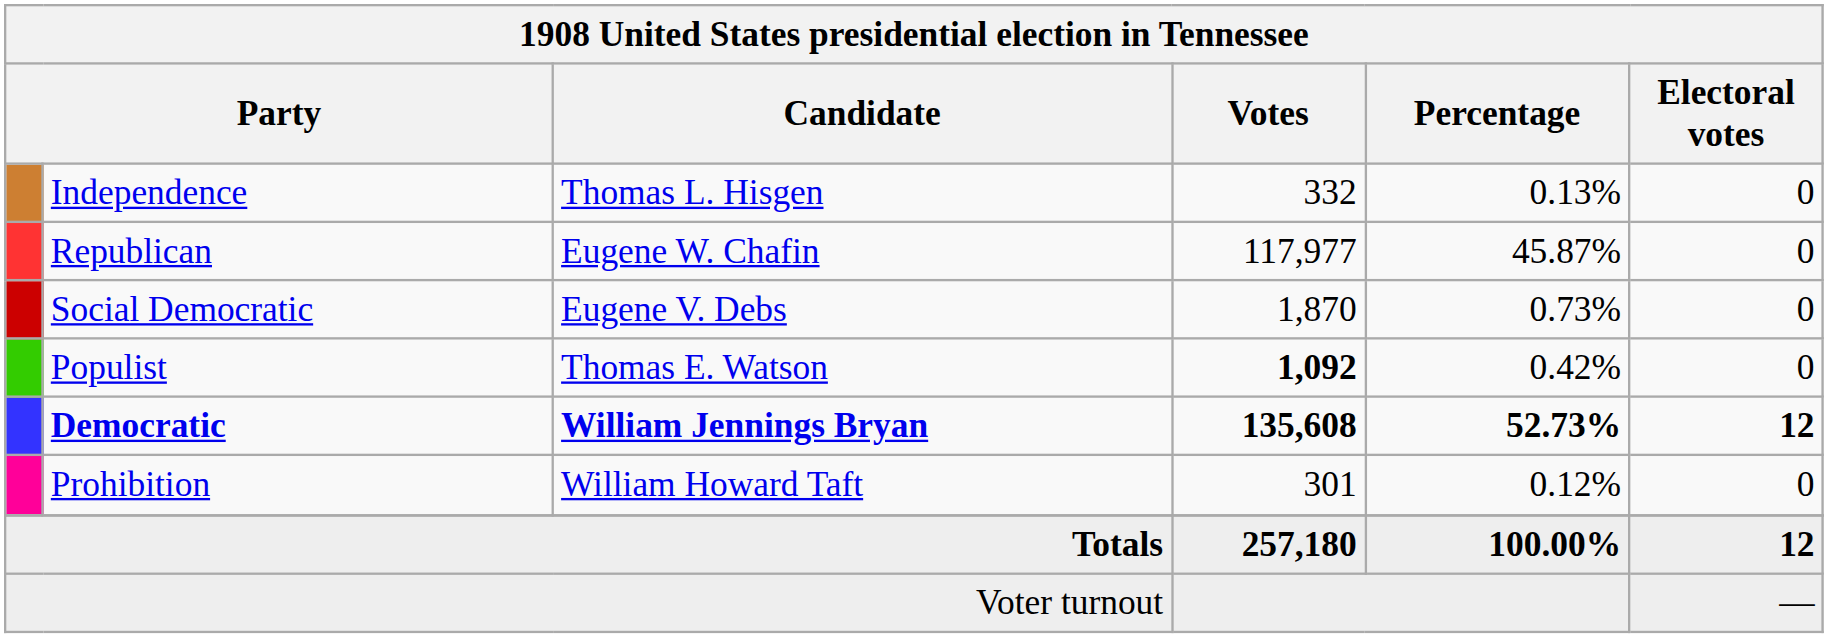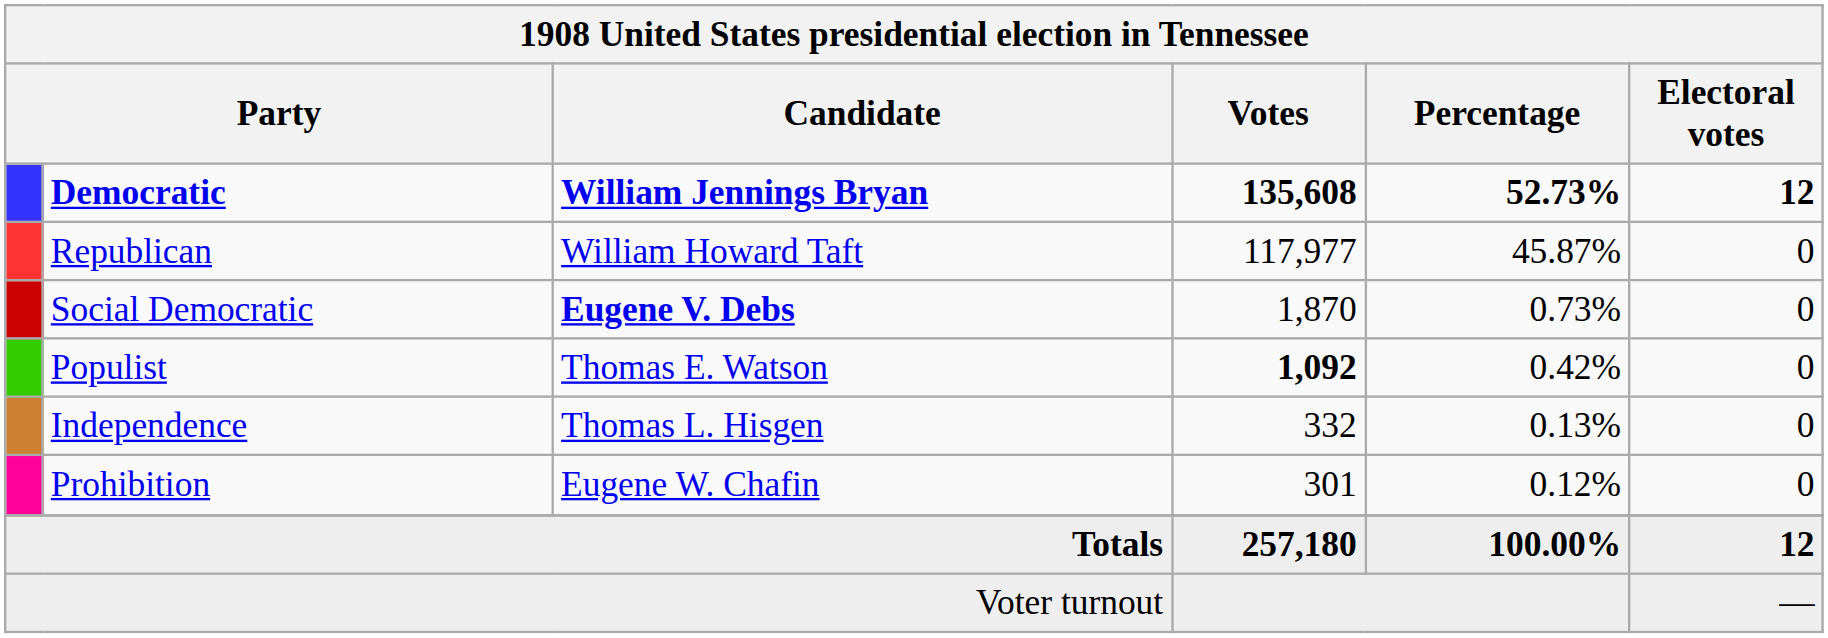rows swapped: (138, 426) <-> (149, 192)
(690, 251) Eugene W. Chafin -> (712, 251) William Howard Taft
(674, 309) normal -> (678, 309) bold
(712, 484) William Howard Taft -> (690, 484) Eugene W. Chafin
